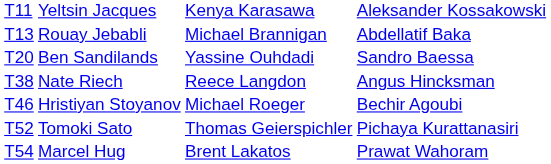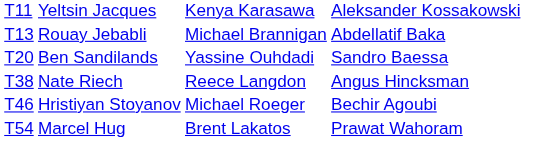- row: (85, 128)
